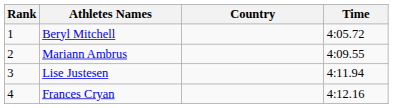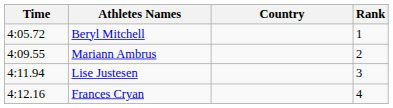columns swapped: (22, 14) <-> (356, 14)
